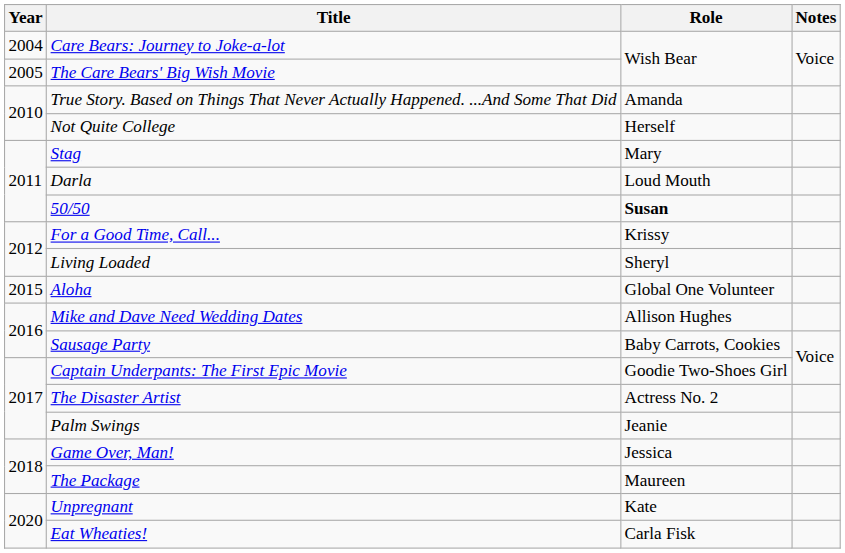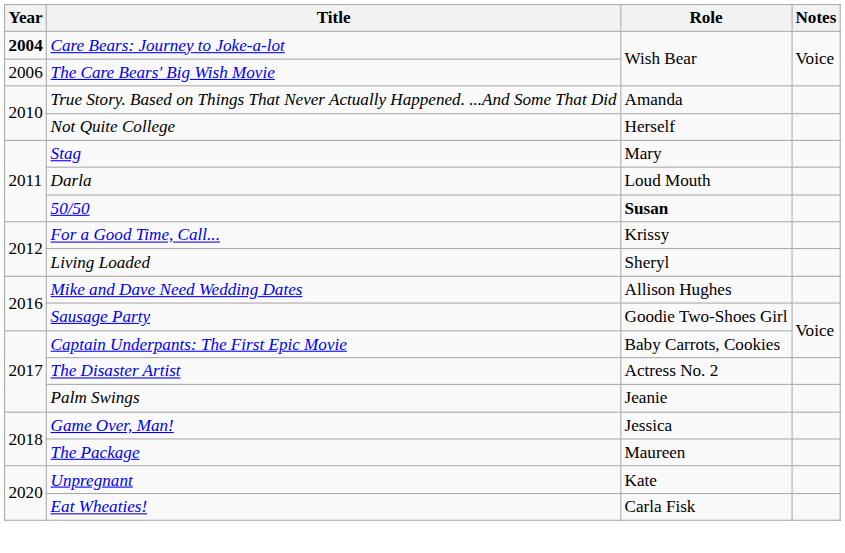(26, 45) normal -> (26, 45) bold
(26, 72) 2005 -> (26, 72) 2006
- row: (71, 289)
(702, 343) Baby Carrots, Cookies -> (706, 316) Goodie Two-Shoes Girl
(706, 371) Goodie Two-Shoes Girl -> (702, 343) Baby Carrots, Cookies
